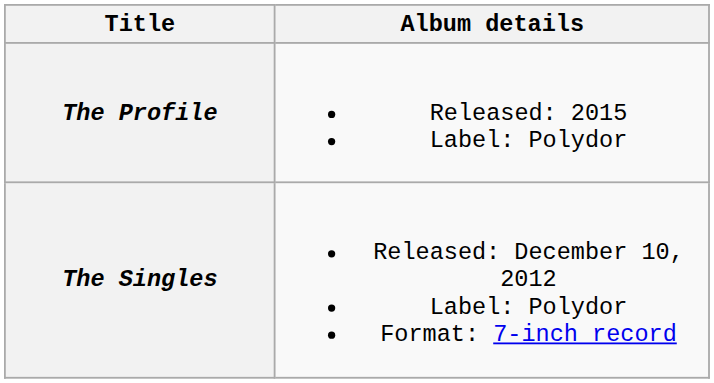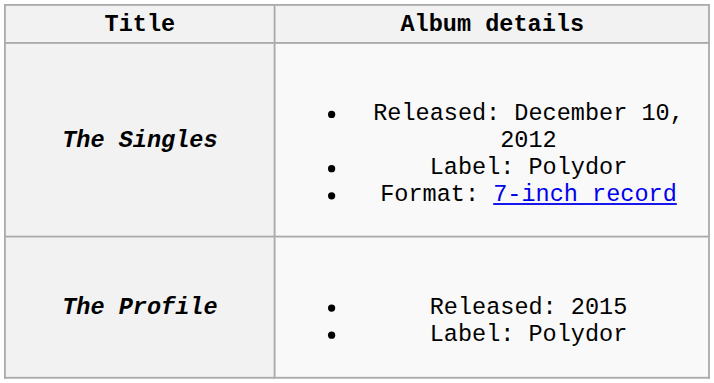rows swapped: (140, 280) <-> (140, 113)
